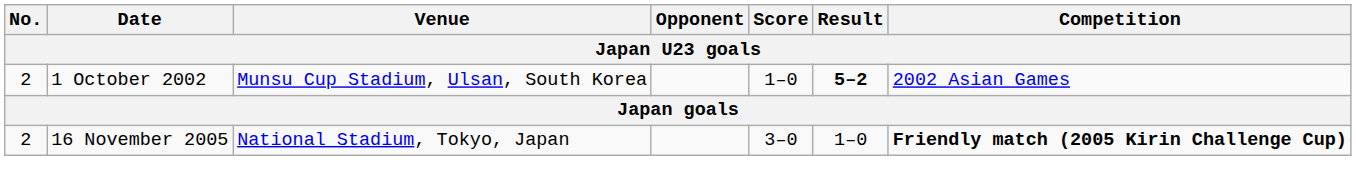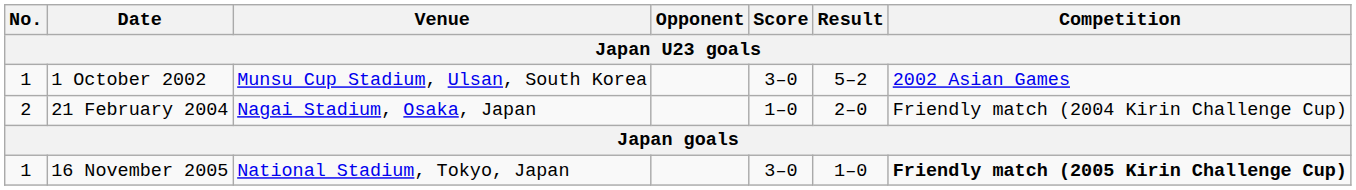(26, 80) 2 -> (26, 80) 1
(781, 80) 1–0 -> (781, 80) 3–0
(851, 80) bold -> (851, 80) normal
+ row: (140, 110)
(26, 140) 2 -> (26, 170) 1
